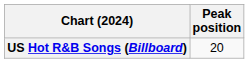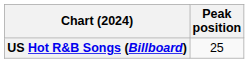(217, 48) 20 -> (217, 48) 25
